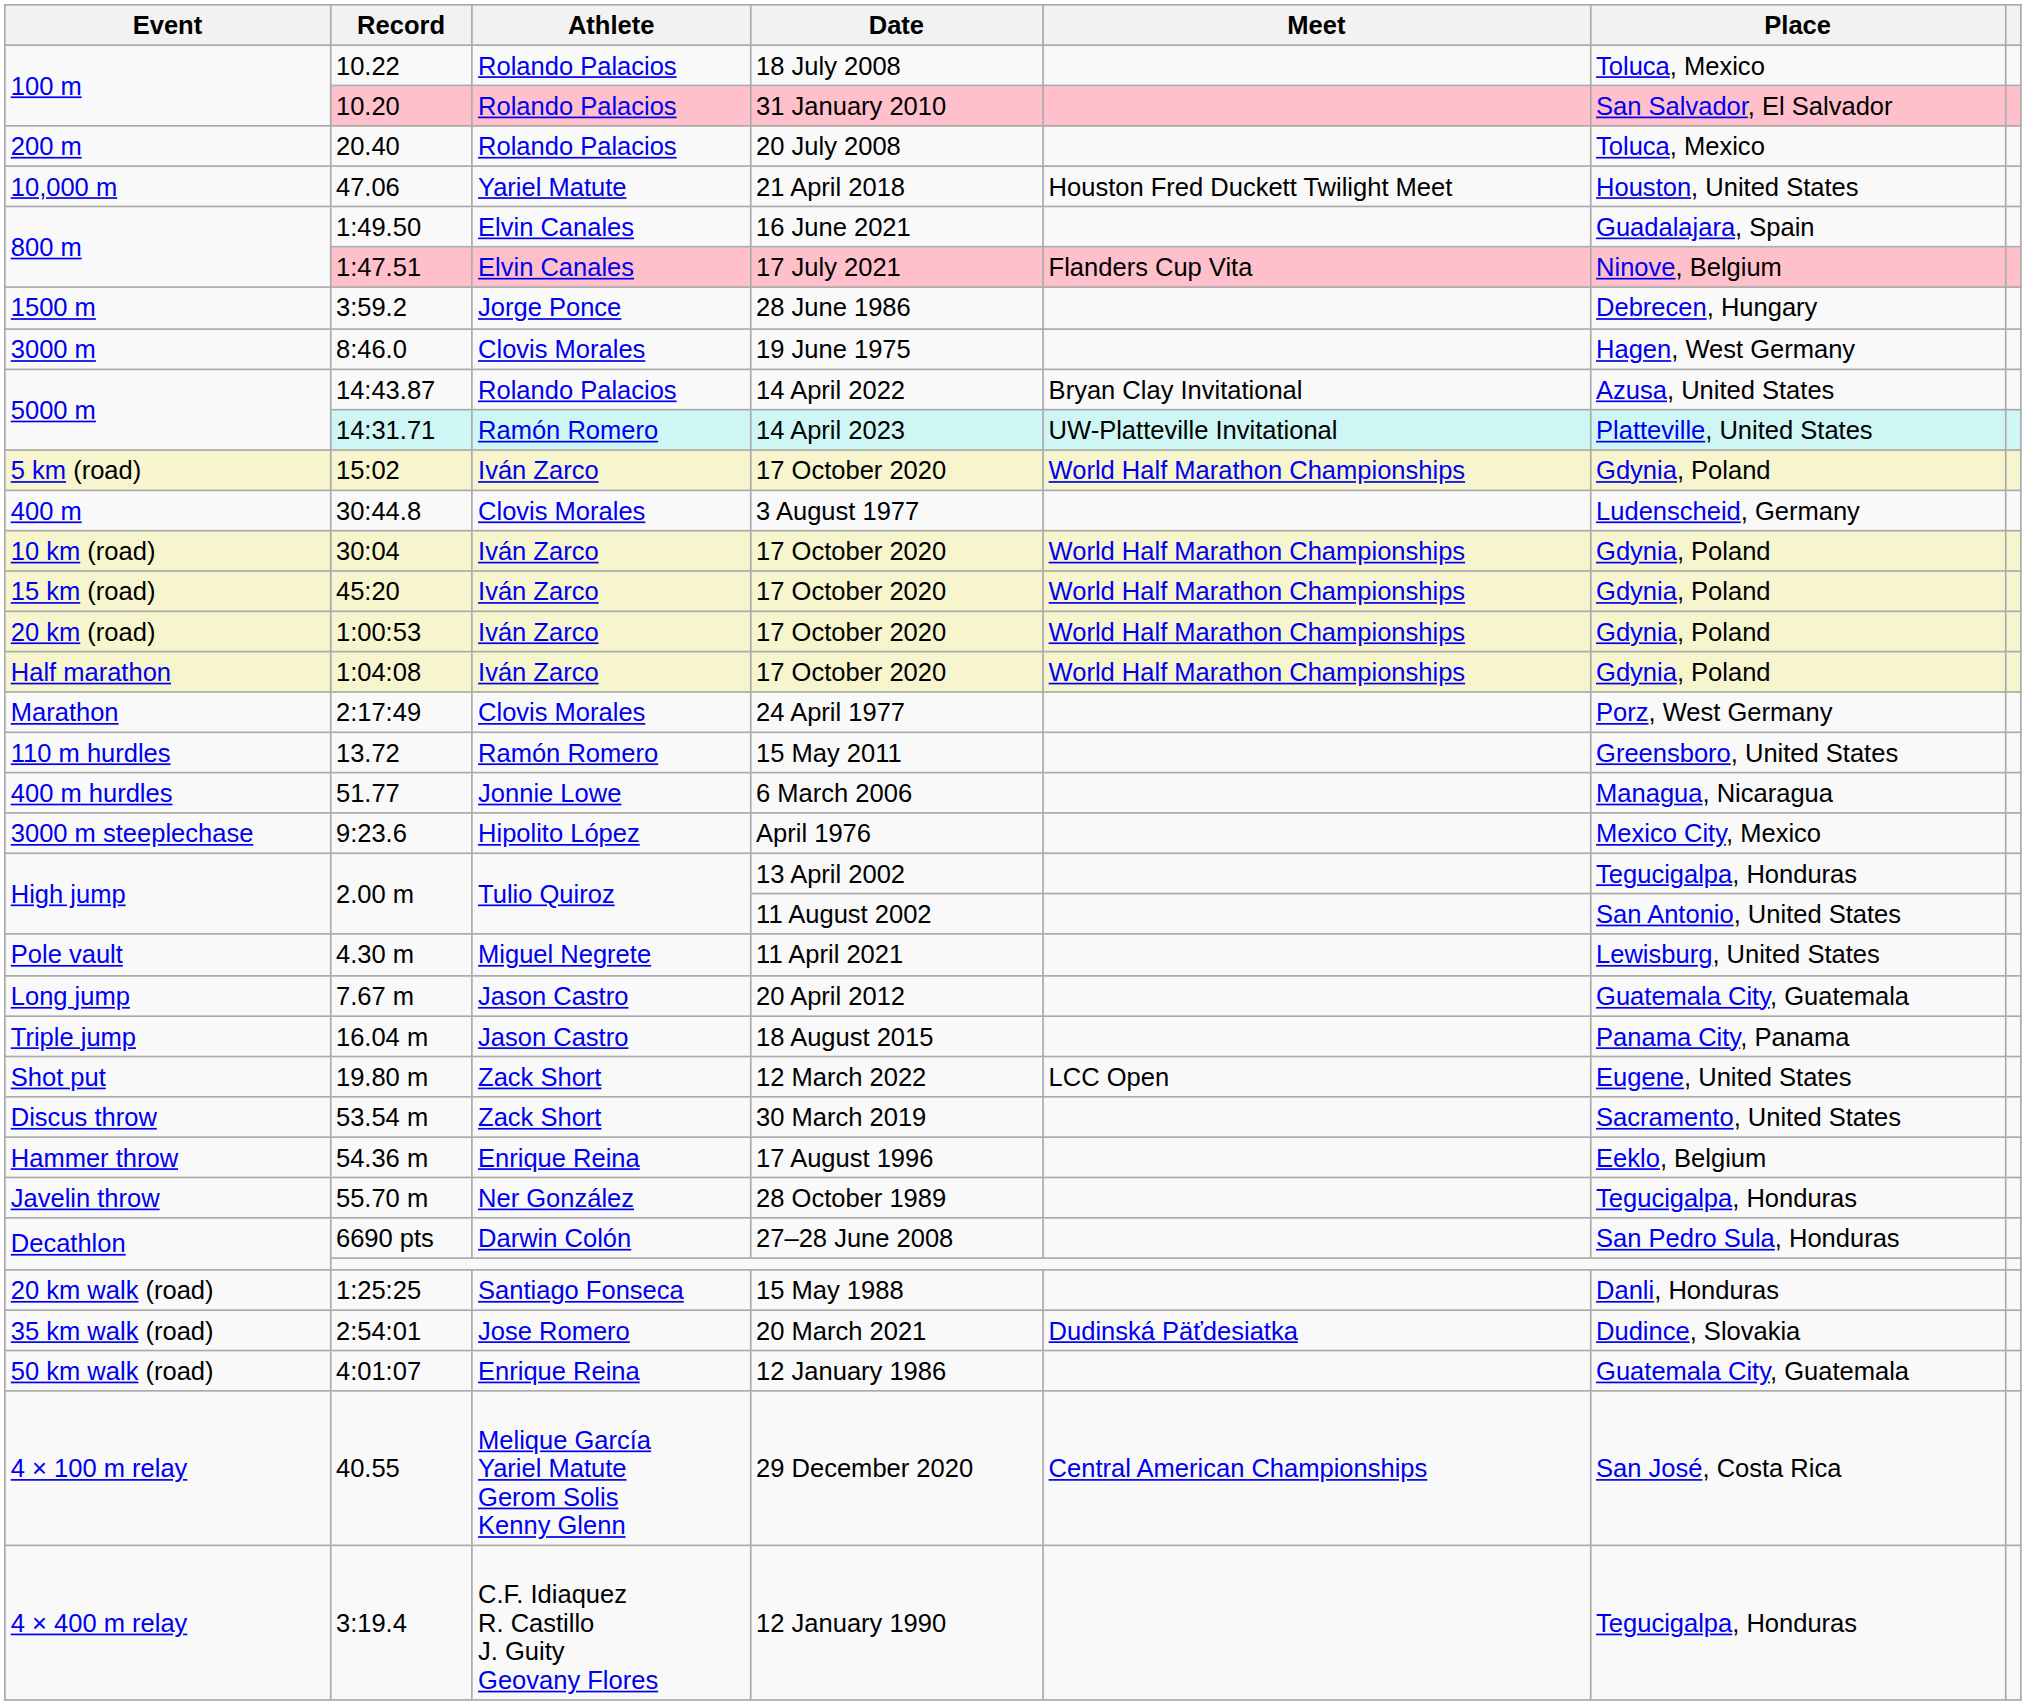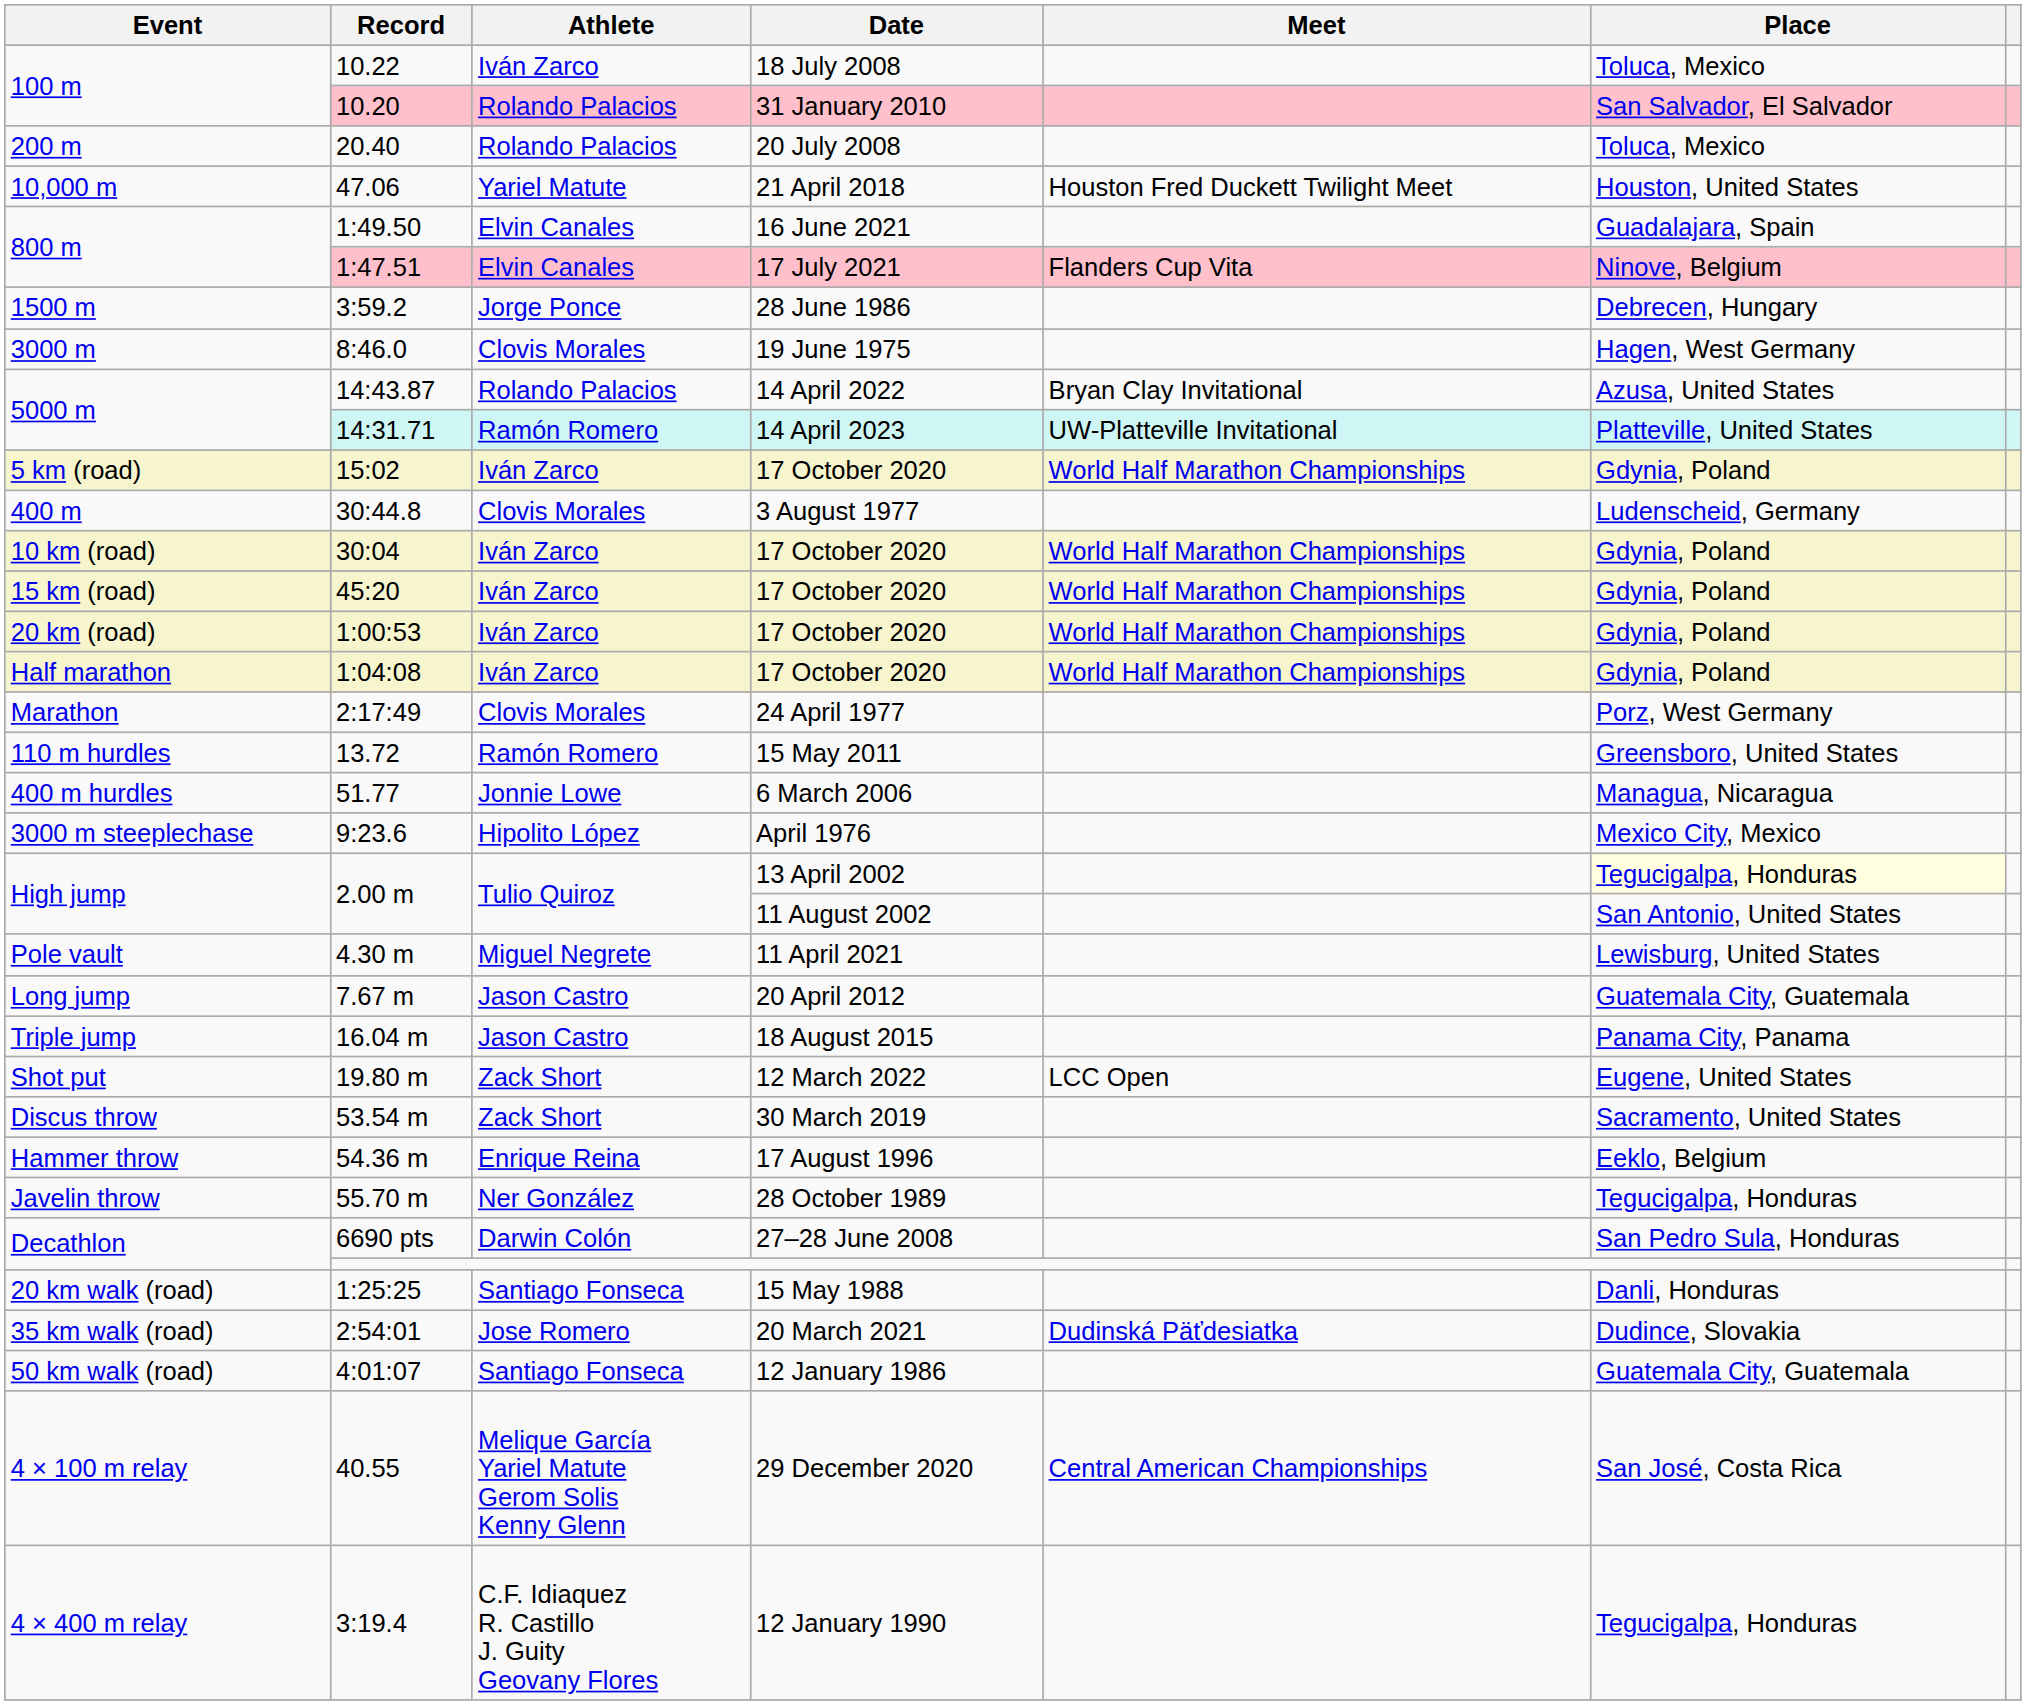(577, 66) Rolando Palacios -> (538, 66) Iván Zarco
(1727, 874) no background -> (1727, 874) lightyellow background
(559, 1371) Enrique Reina -> (581, 1371) Santiago Fonseca
